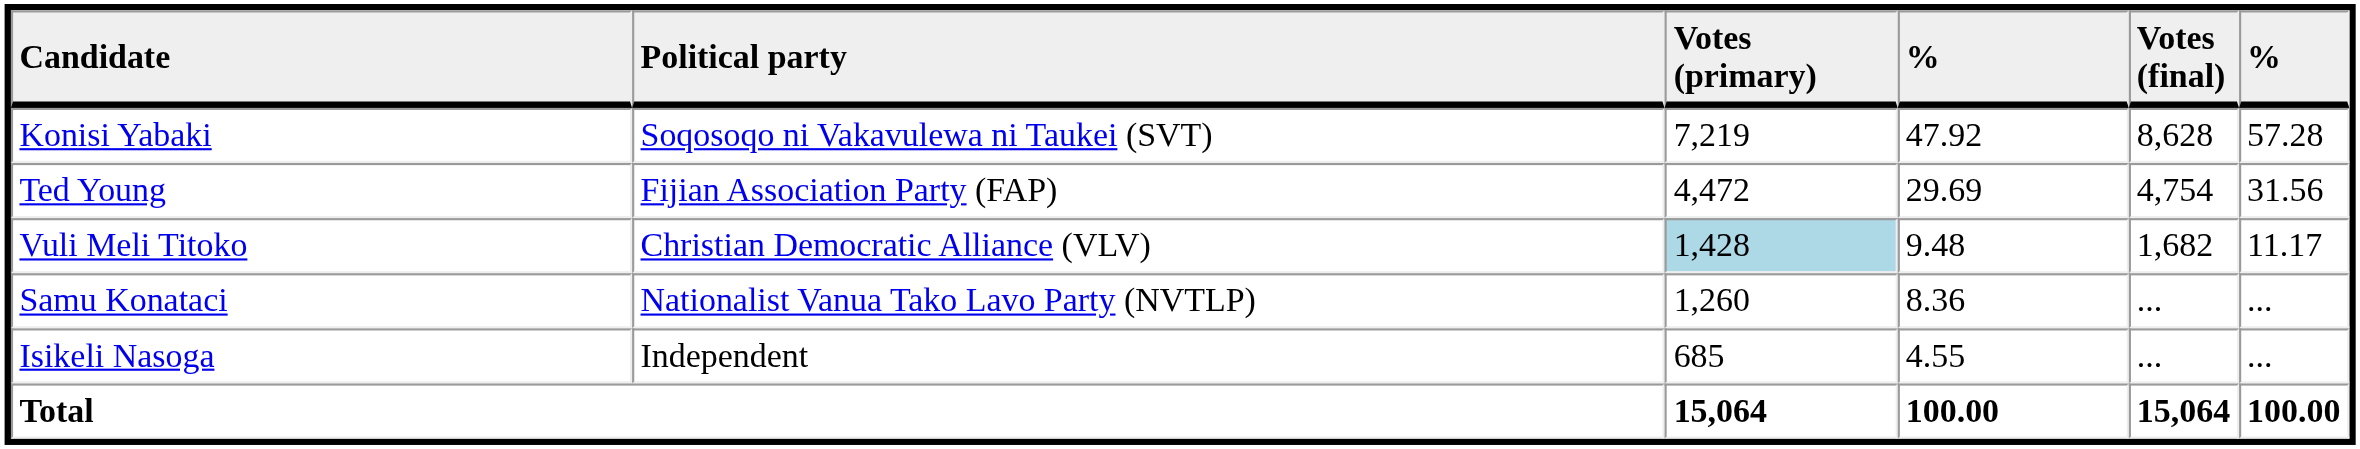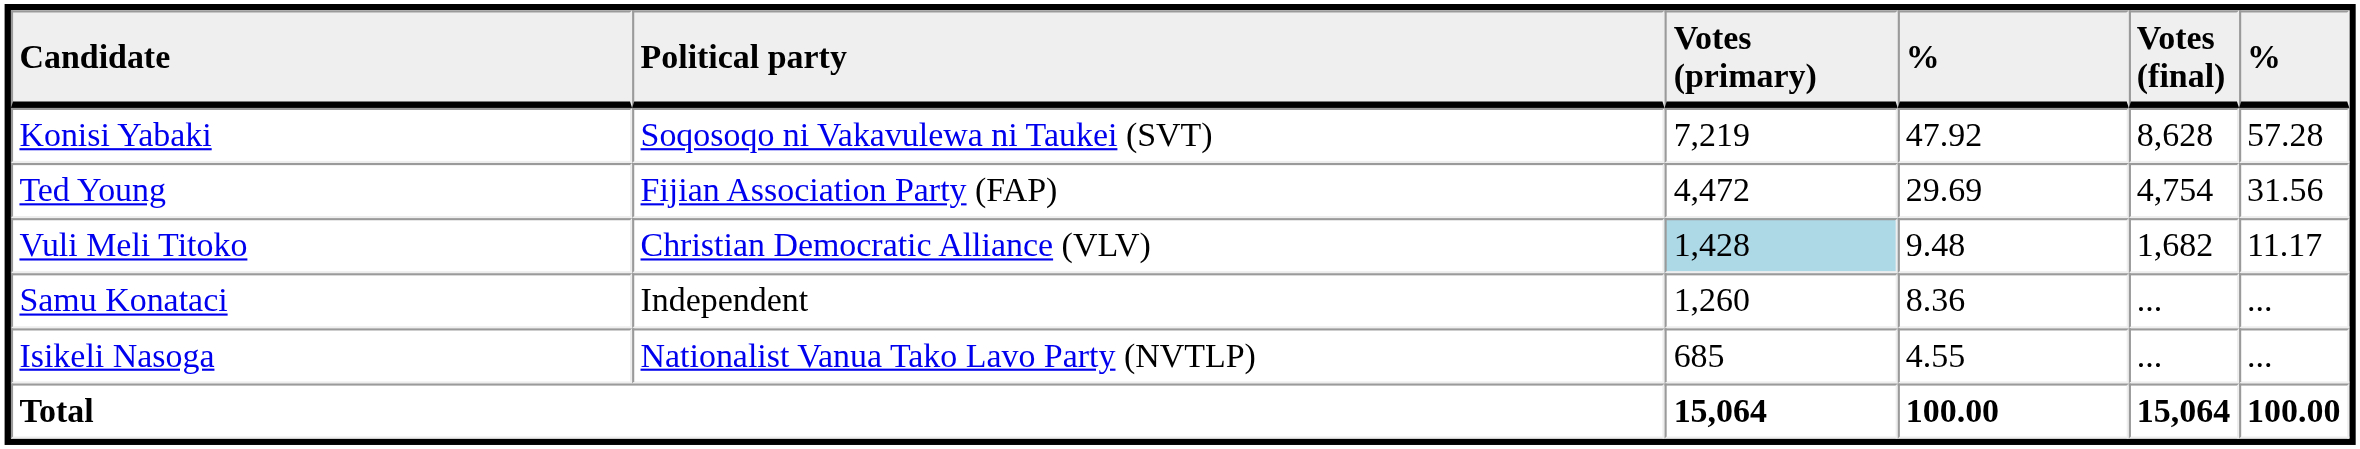(948, 300) Nationalist Vanua Tako Lavo Party (NVTLP) -> (724, 300) Independent
(724, 355) Independent -> (948, 355) Nationalist Vanua Tako Lavo Party (NVTLP)
